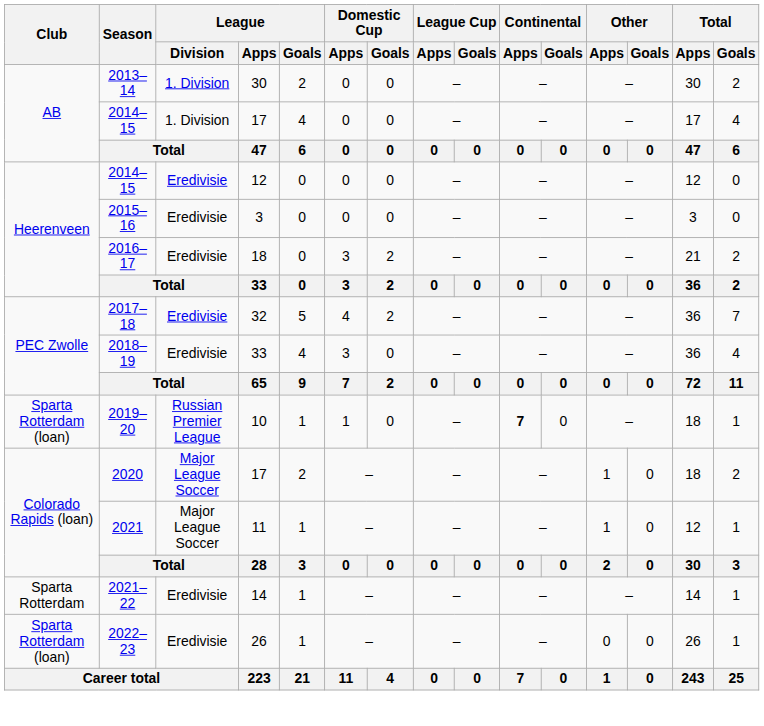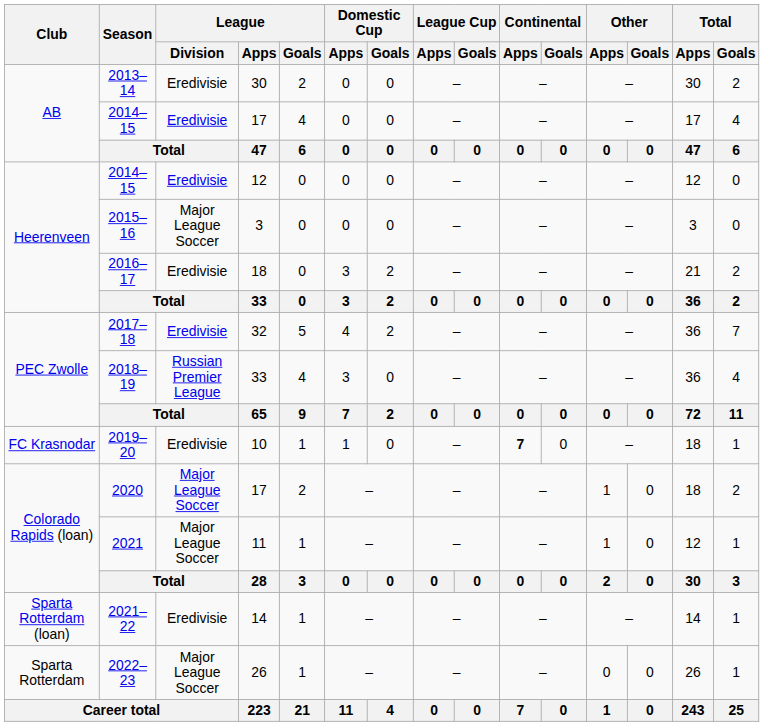(197, 83) 1. Division -> (197, 83) Eredivisie
(197, 120) 1. Division -> (197, 120) Eredivisie
(197, 218) Eredivisie -> (197, 226) Major League Soccer
(197, 353) Eredivisie -> (197, 377) Russian Premier League
(52, 421) Sparta Rotterdam (loan) -> (52, 444) FC Krasnodar
(197, 421) Russian Premier League -> (197, 444) Eredivisie
(52, 595) Sparta Rotterdam -> (52, 619) Sparta Rotterdam (loan)
(52, 641) Sparta Rotterdam (loan) -> (52, 672) Sparta Rotterdam
(197, 641) Eredivisie -> (197, 672) Major League Soccer
